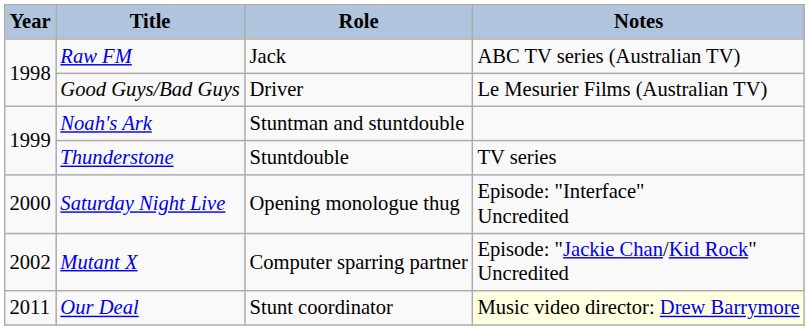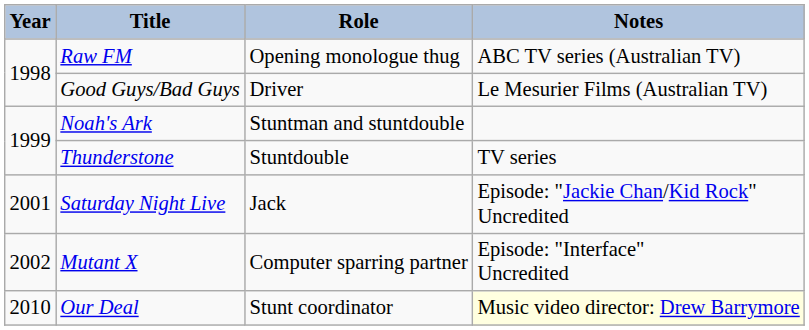(268, 55) Jack -> (355, 55) Opening monologue thug
(30, 203) 2000 -> (30, 203) 2001
(355, 203) Opening monologue thug -> (268, 203) Jack
(561, 203) Episode: "Interface" Uncredited -> (617, 203) Episode: "Jackie Chan/Kid Rock" Uncredited
(617, 262) Episode: "Jackie Chan/Kid Rock" Uncredited -> (561, 262) Episode: "Interface" Uncredited
(30, 308) 2011 -> (30, 308) 2010
